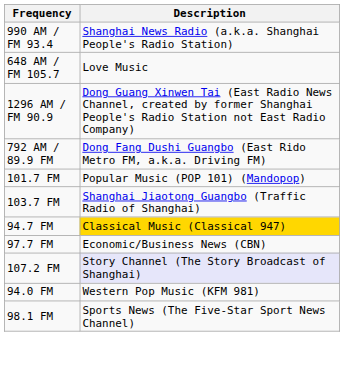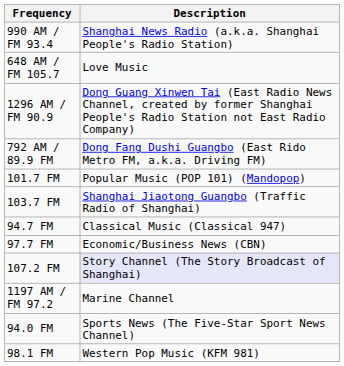(184, 226) gold background -> (184, 226) no background
+ row: (37, 298)
(171, 292) Western Pop Music (KFM 981) -> (204, 329) Sports News (The Five-Star Sport News Channel)
(204, 316) Sports News (The Five-Star Sport News Channel) -> (171, 353) Western Pop Music (KFM 981)
